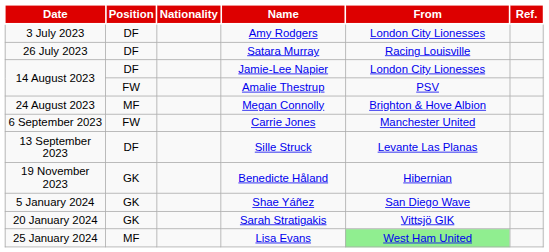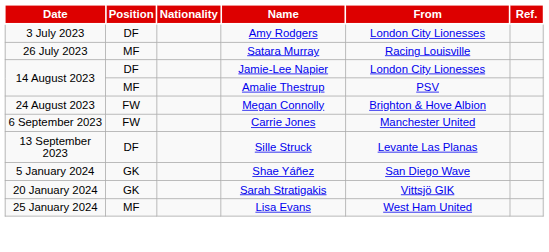(131, 51) DF -> (131, 51) MF
(131, 87) FW -> (131, 87) MF
(131, 105) MF -> (131, 105) FW
- row: (283, 178)
(428, 238) lightgreen background -> (428, 208) no background
